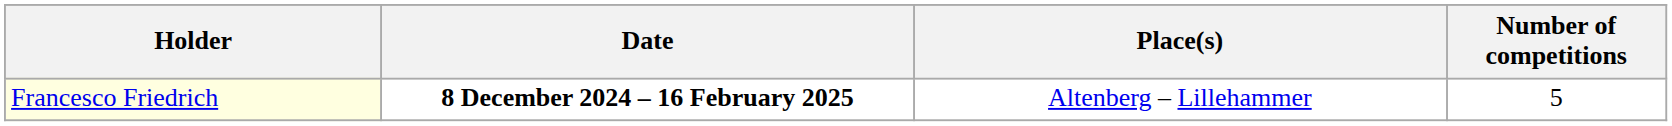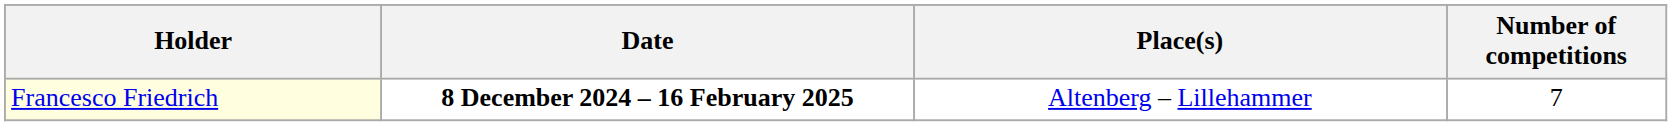(1556, 98) 5 -> (1556, 98) 7
